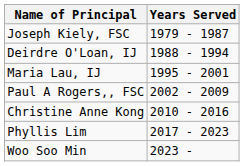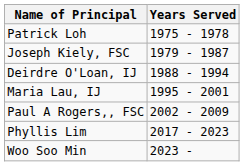+ row: (47, 34)
- row: (76, 112)
